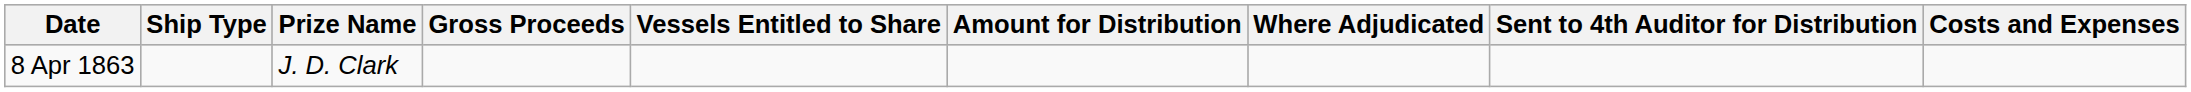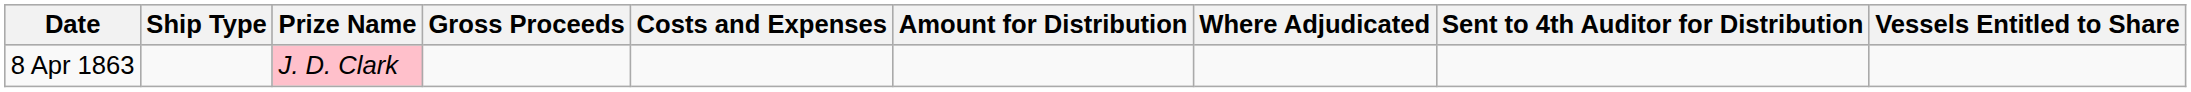columns swapped: (2054, 24) <-> (789, 24)
(338, 65) no background -> (338, 65) pink background
